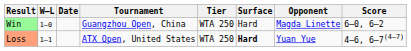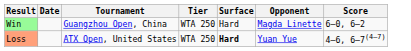- column: (47, 11)
